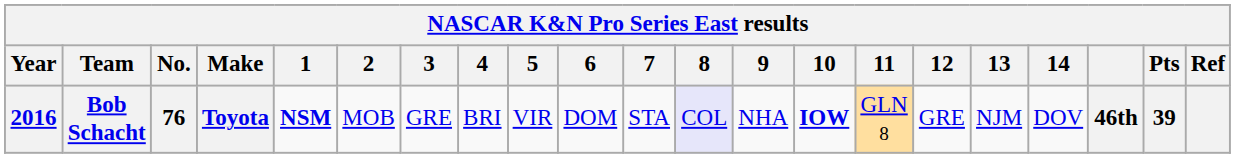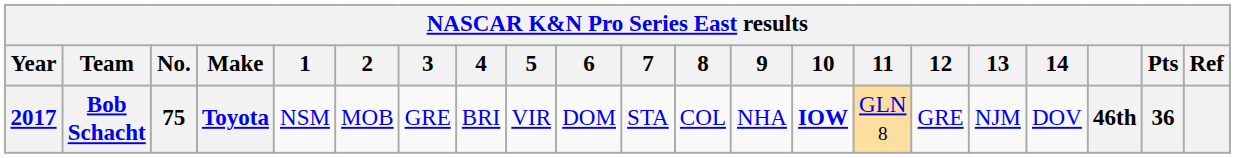(34, 118) 2016 -> (34, 118) 2017
(174, 118) 76 -> (174, 118) 75
(306, 118) bold -> (305, 118) normal
(704, 118) lavender background -> (703, 118) no background
(1164, 118) 39 -> (1163, 118) 36
